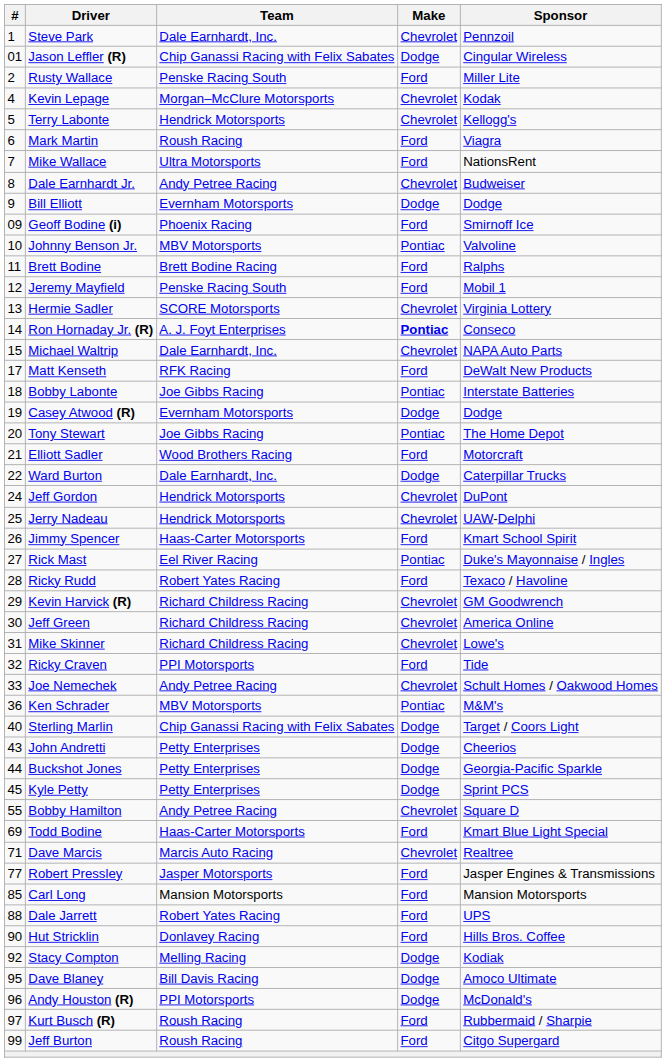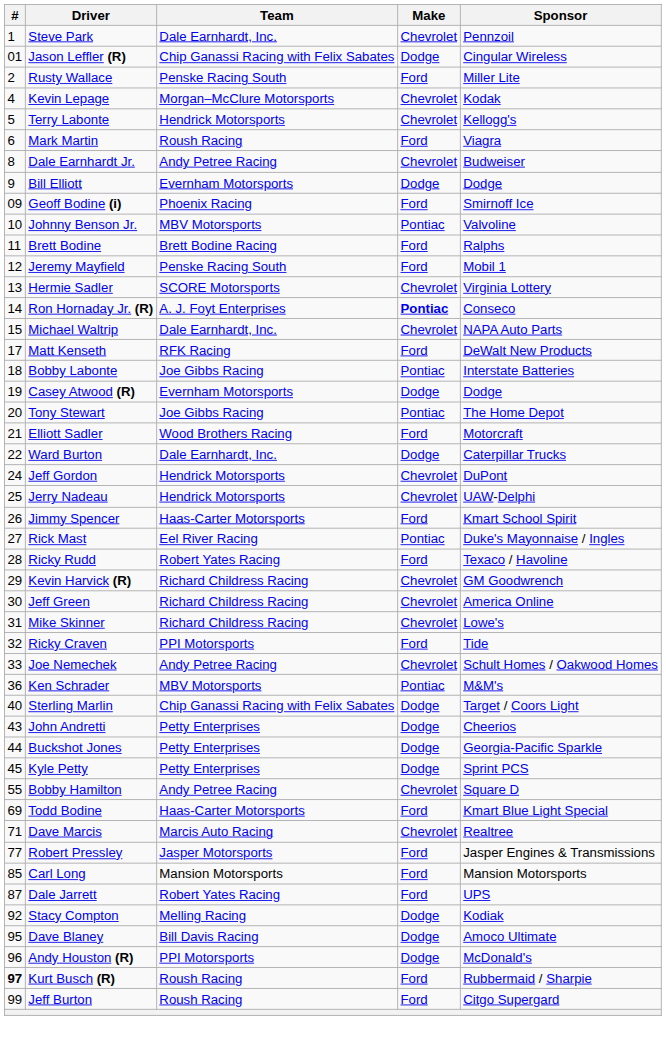- row: (67, 162)
(15, 915) 88 -> (15, 894) 87
- row: (64, 936)
(15, 1020) normal -> (15, 978) bold
